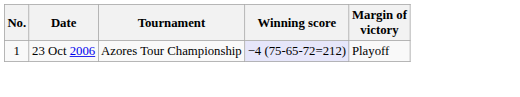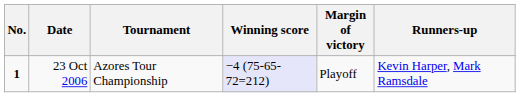+ column: (445, 30)
(17, 51) normal -> (17, 74) bold
